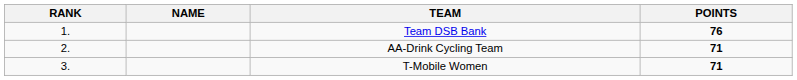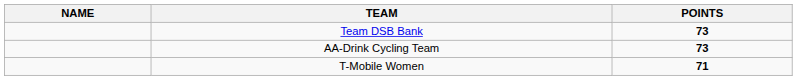- column: (65, 14)
(716, 31) 76 -> (702, 31) 73
(716, 49) 71 -> (702, 49) 73
